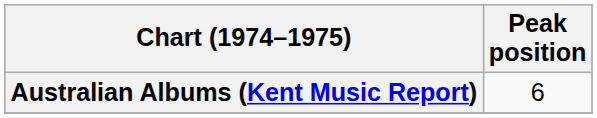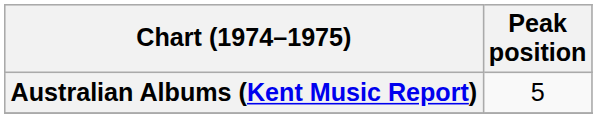(538, 92) 6 -> (538, 92) 5
